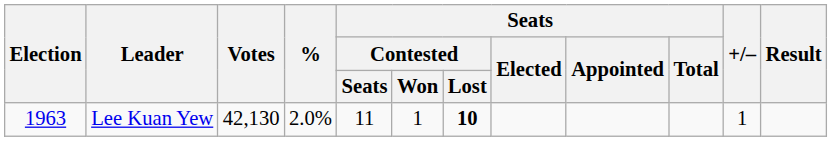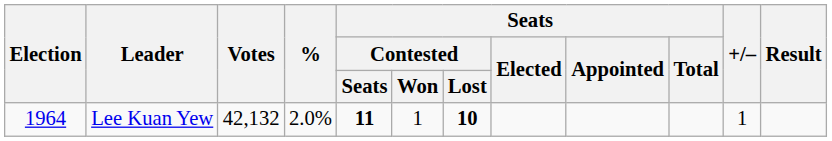(46, 119) 1963 -> (46, 119) 1964
(251, 119) 42,130 -> (251, 119) 42,132
(364, 119) normal -> (364, 119) bold
